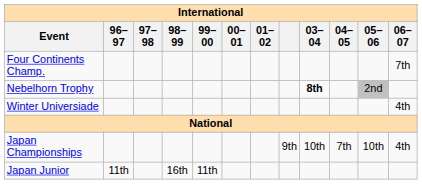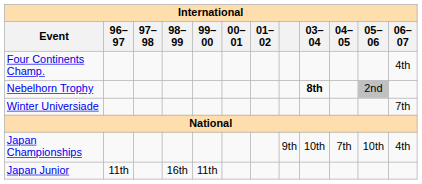(403, 65) 7th -> (403, 65) 4th
(403, 106) 4th -> (403, 106) 7th
